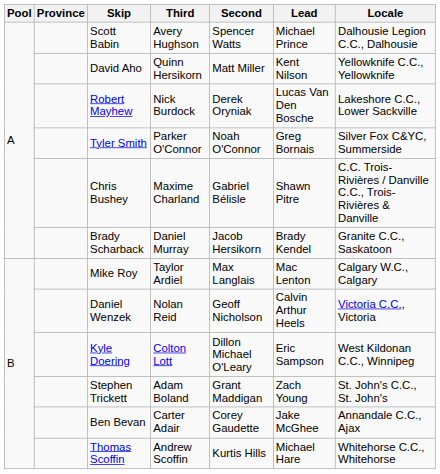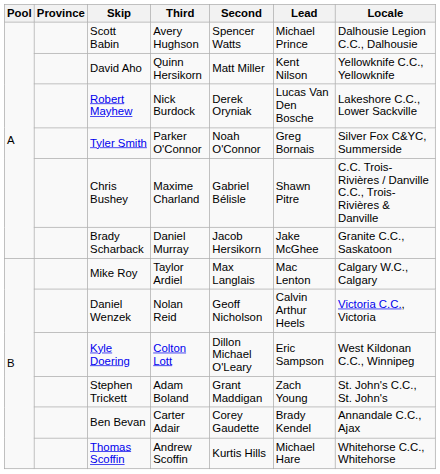(293, 243) Brady Kendel -> (297, 243) Jake McGhee
(297, 422) Jake McGhee -> (293, 422) Brady Kendel
